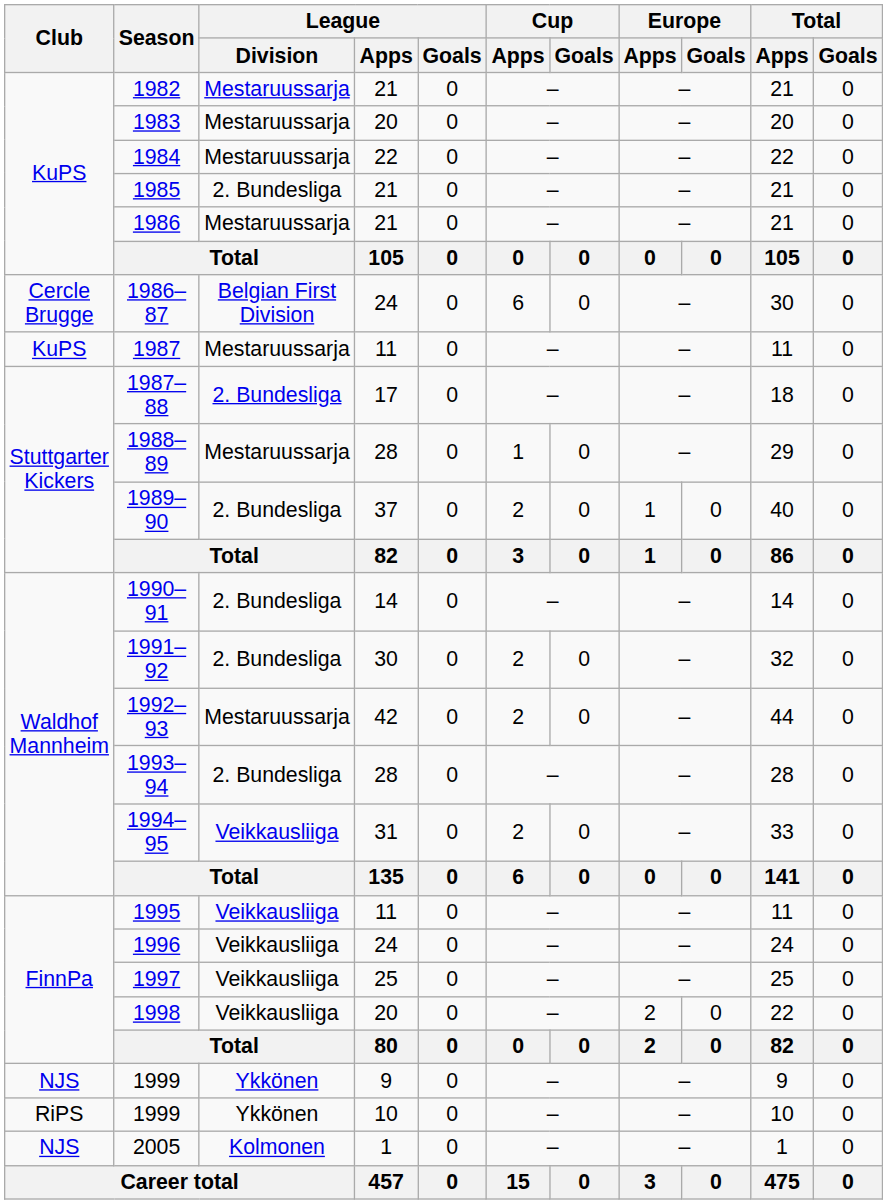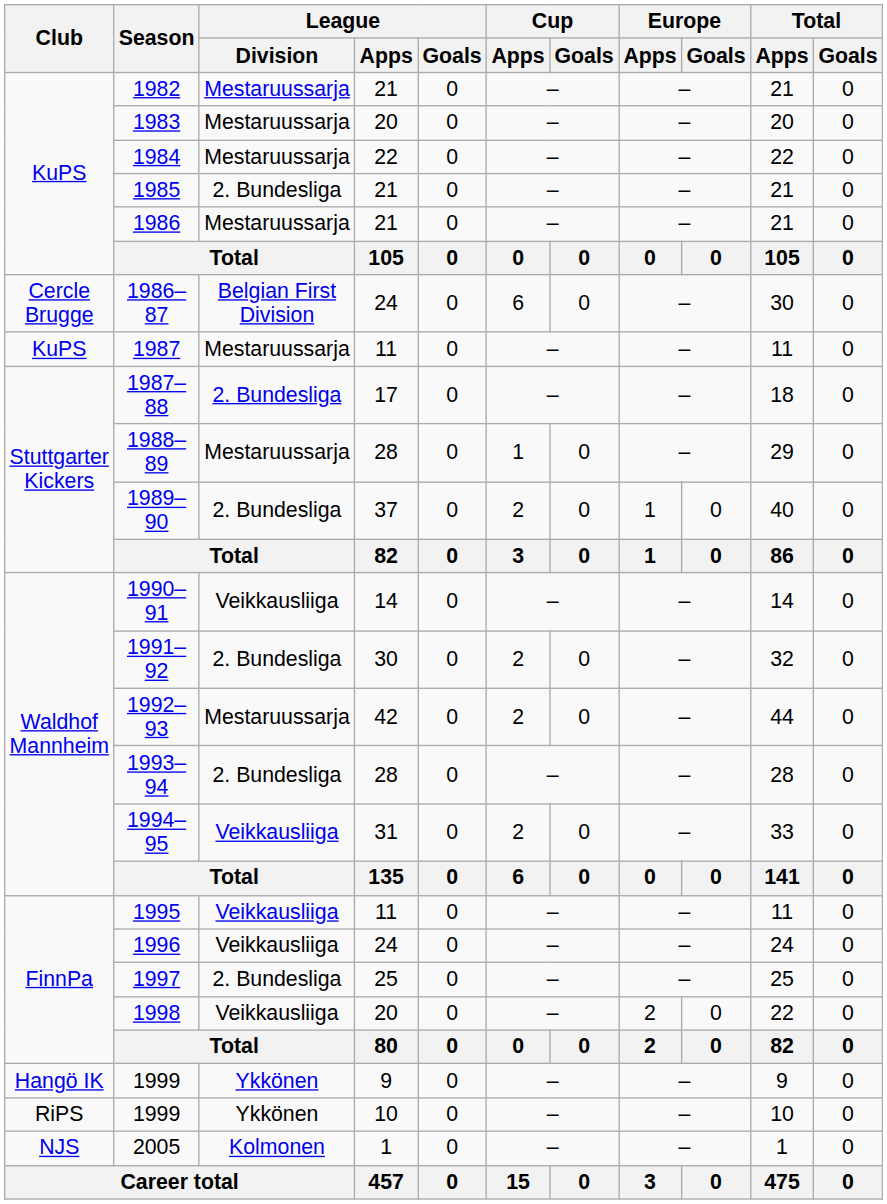(277, 601) 2. Bundesliga -> (277, 601) Veikkausliiga
(277, 979) Veikkausliiga -> (277, 979) 2. Bundesliga
(59, 1080) NJS -> (59, 1080) Hangö IK
